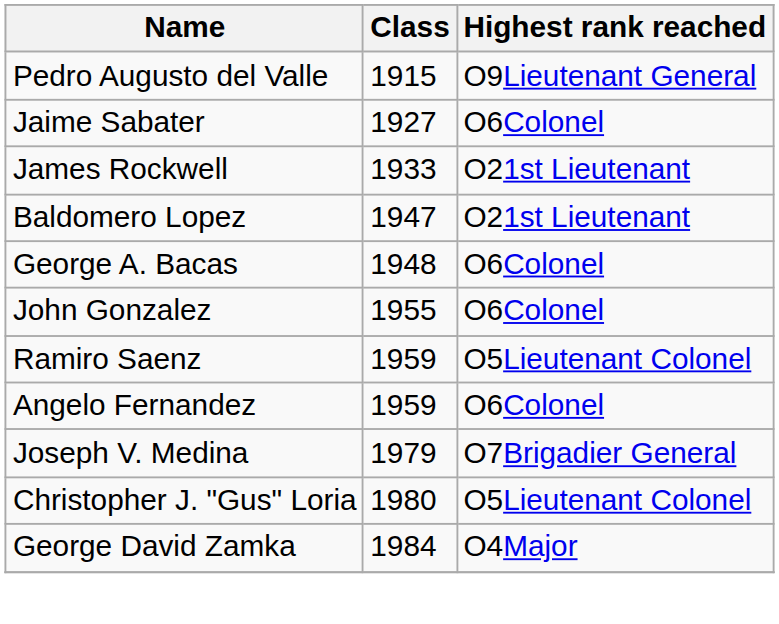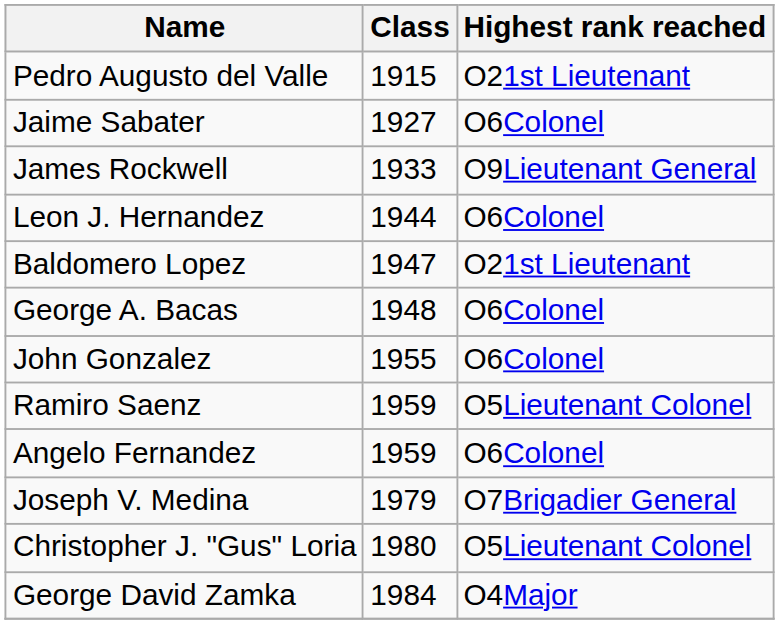(610, 75) O9Lieutenant General -> (577, 75) O21st Lieutenant
(577, 169) O21st Lieutenant -> (610, 169) O9Lieutenant General
+ row: (139, 216)
